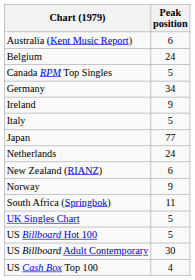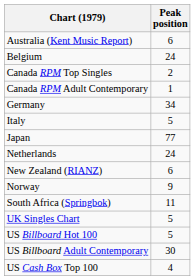(170, 72) 5 -> (170, 72) 2
+ row: (77, 89)
- row: (21, 105)
